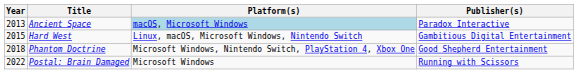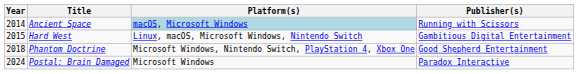(16, 24) 2013 -> (16, 24) 2014
(464, 24) Paradox Interactive -> (469, 24) Running with Scissors
(16, 62) 2022 -> (16, 62) 2024
(469, 62) Running with Scissors -> (464, 62) Paradox Interactive
